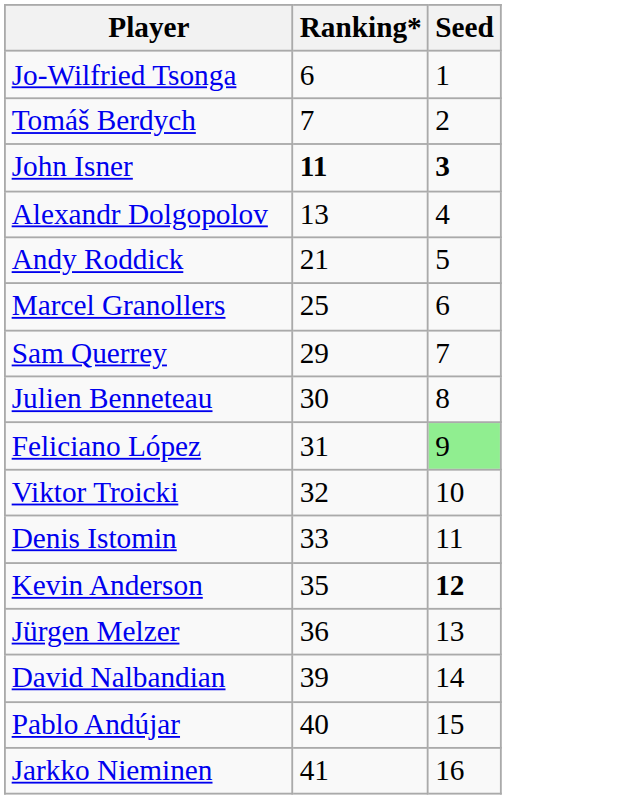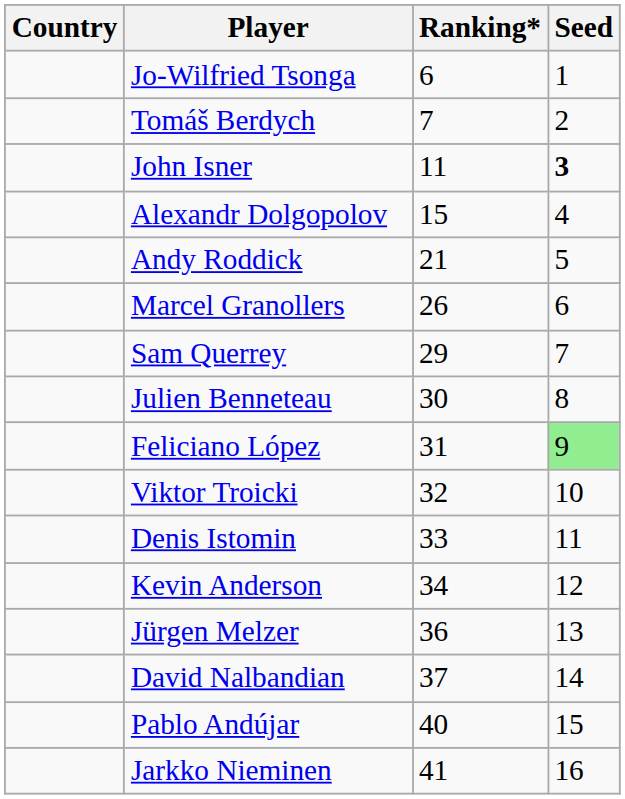+ column: (65, 27)
(313, 167) bold -> (433, 167) normal
(314, 213) 13 -> (434, 213) 15
(314, 306) 25 -> (434, 306) 26
(314, 584) 35 -> (434, 584) 34
(450, 584) bold -> (569, 584) normal
(314, 677) 39 -> (434, 677) 37
